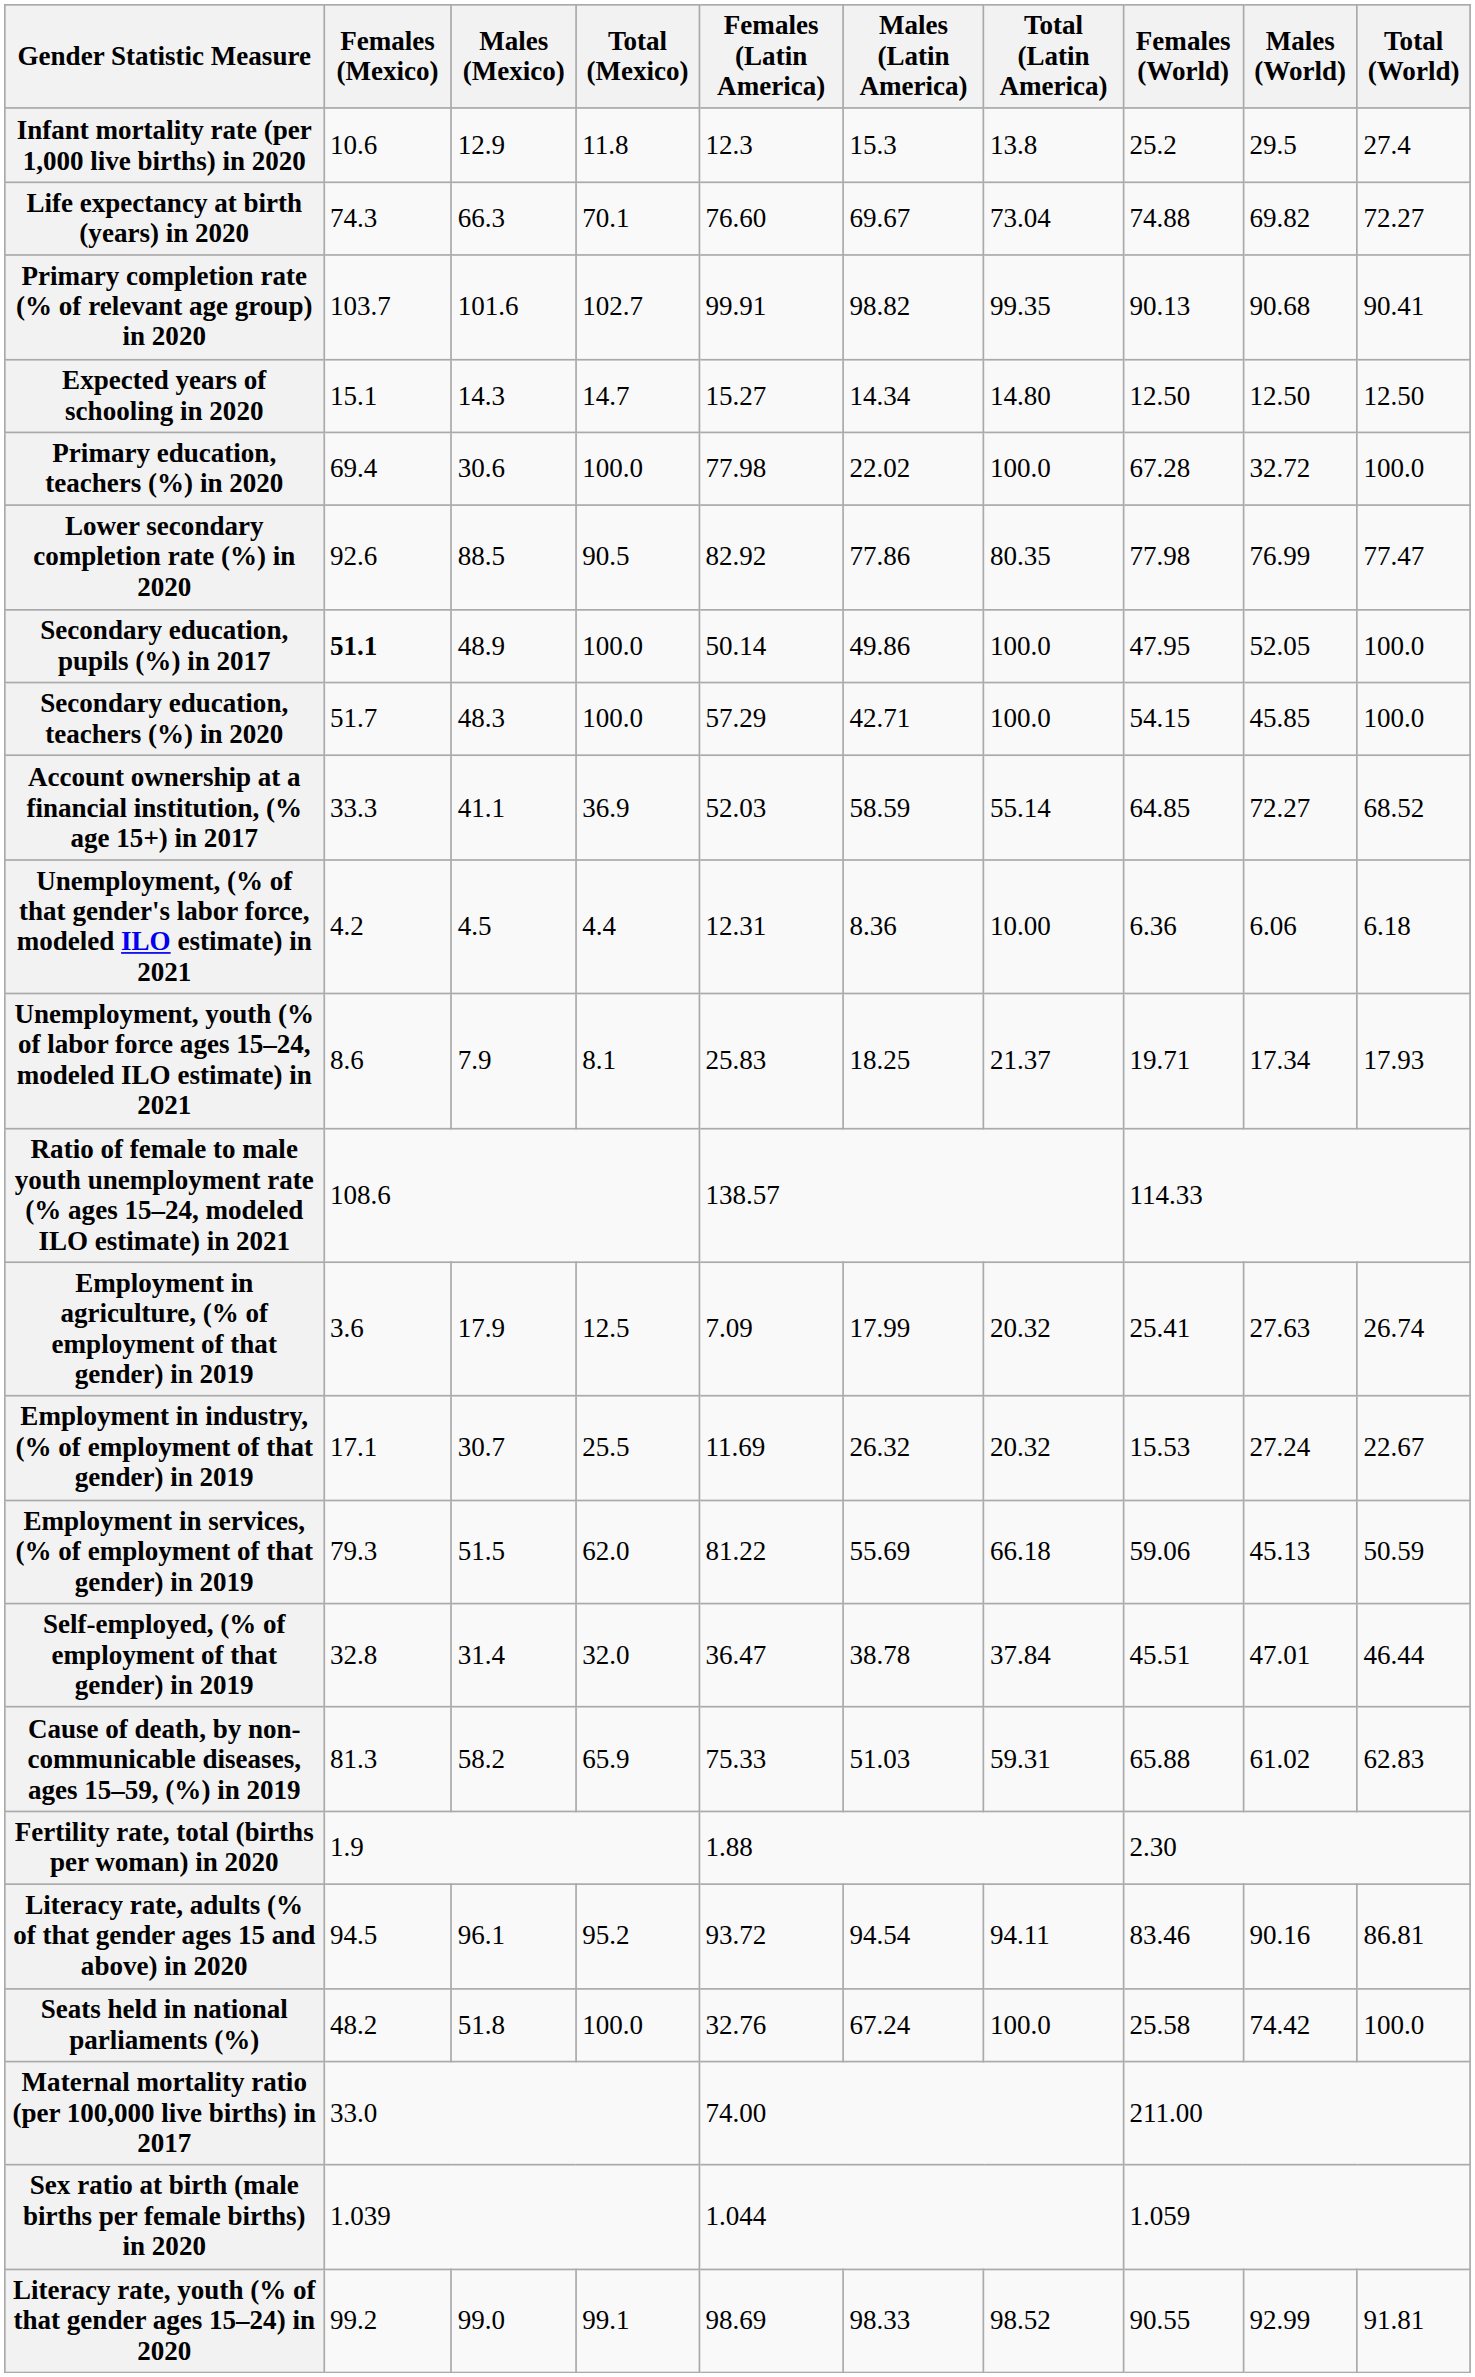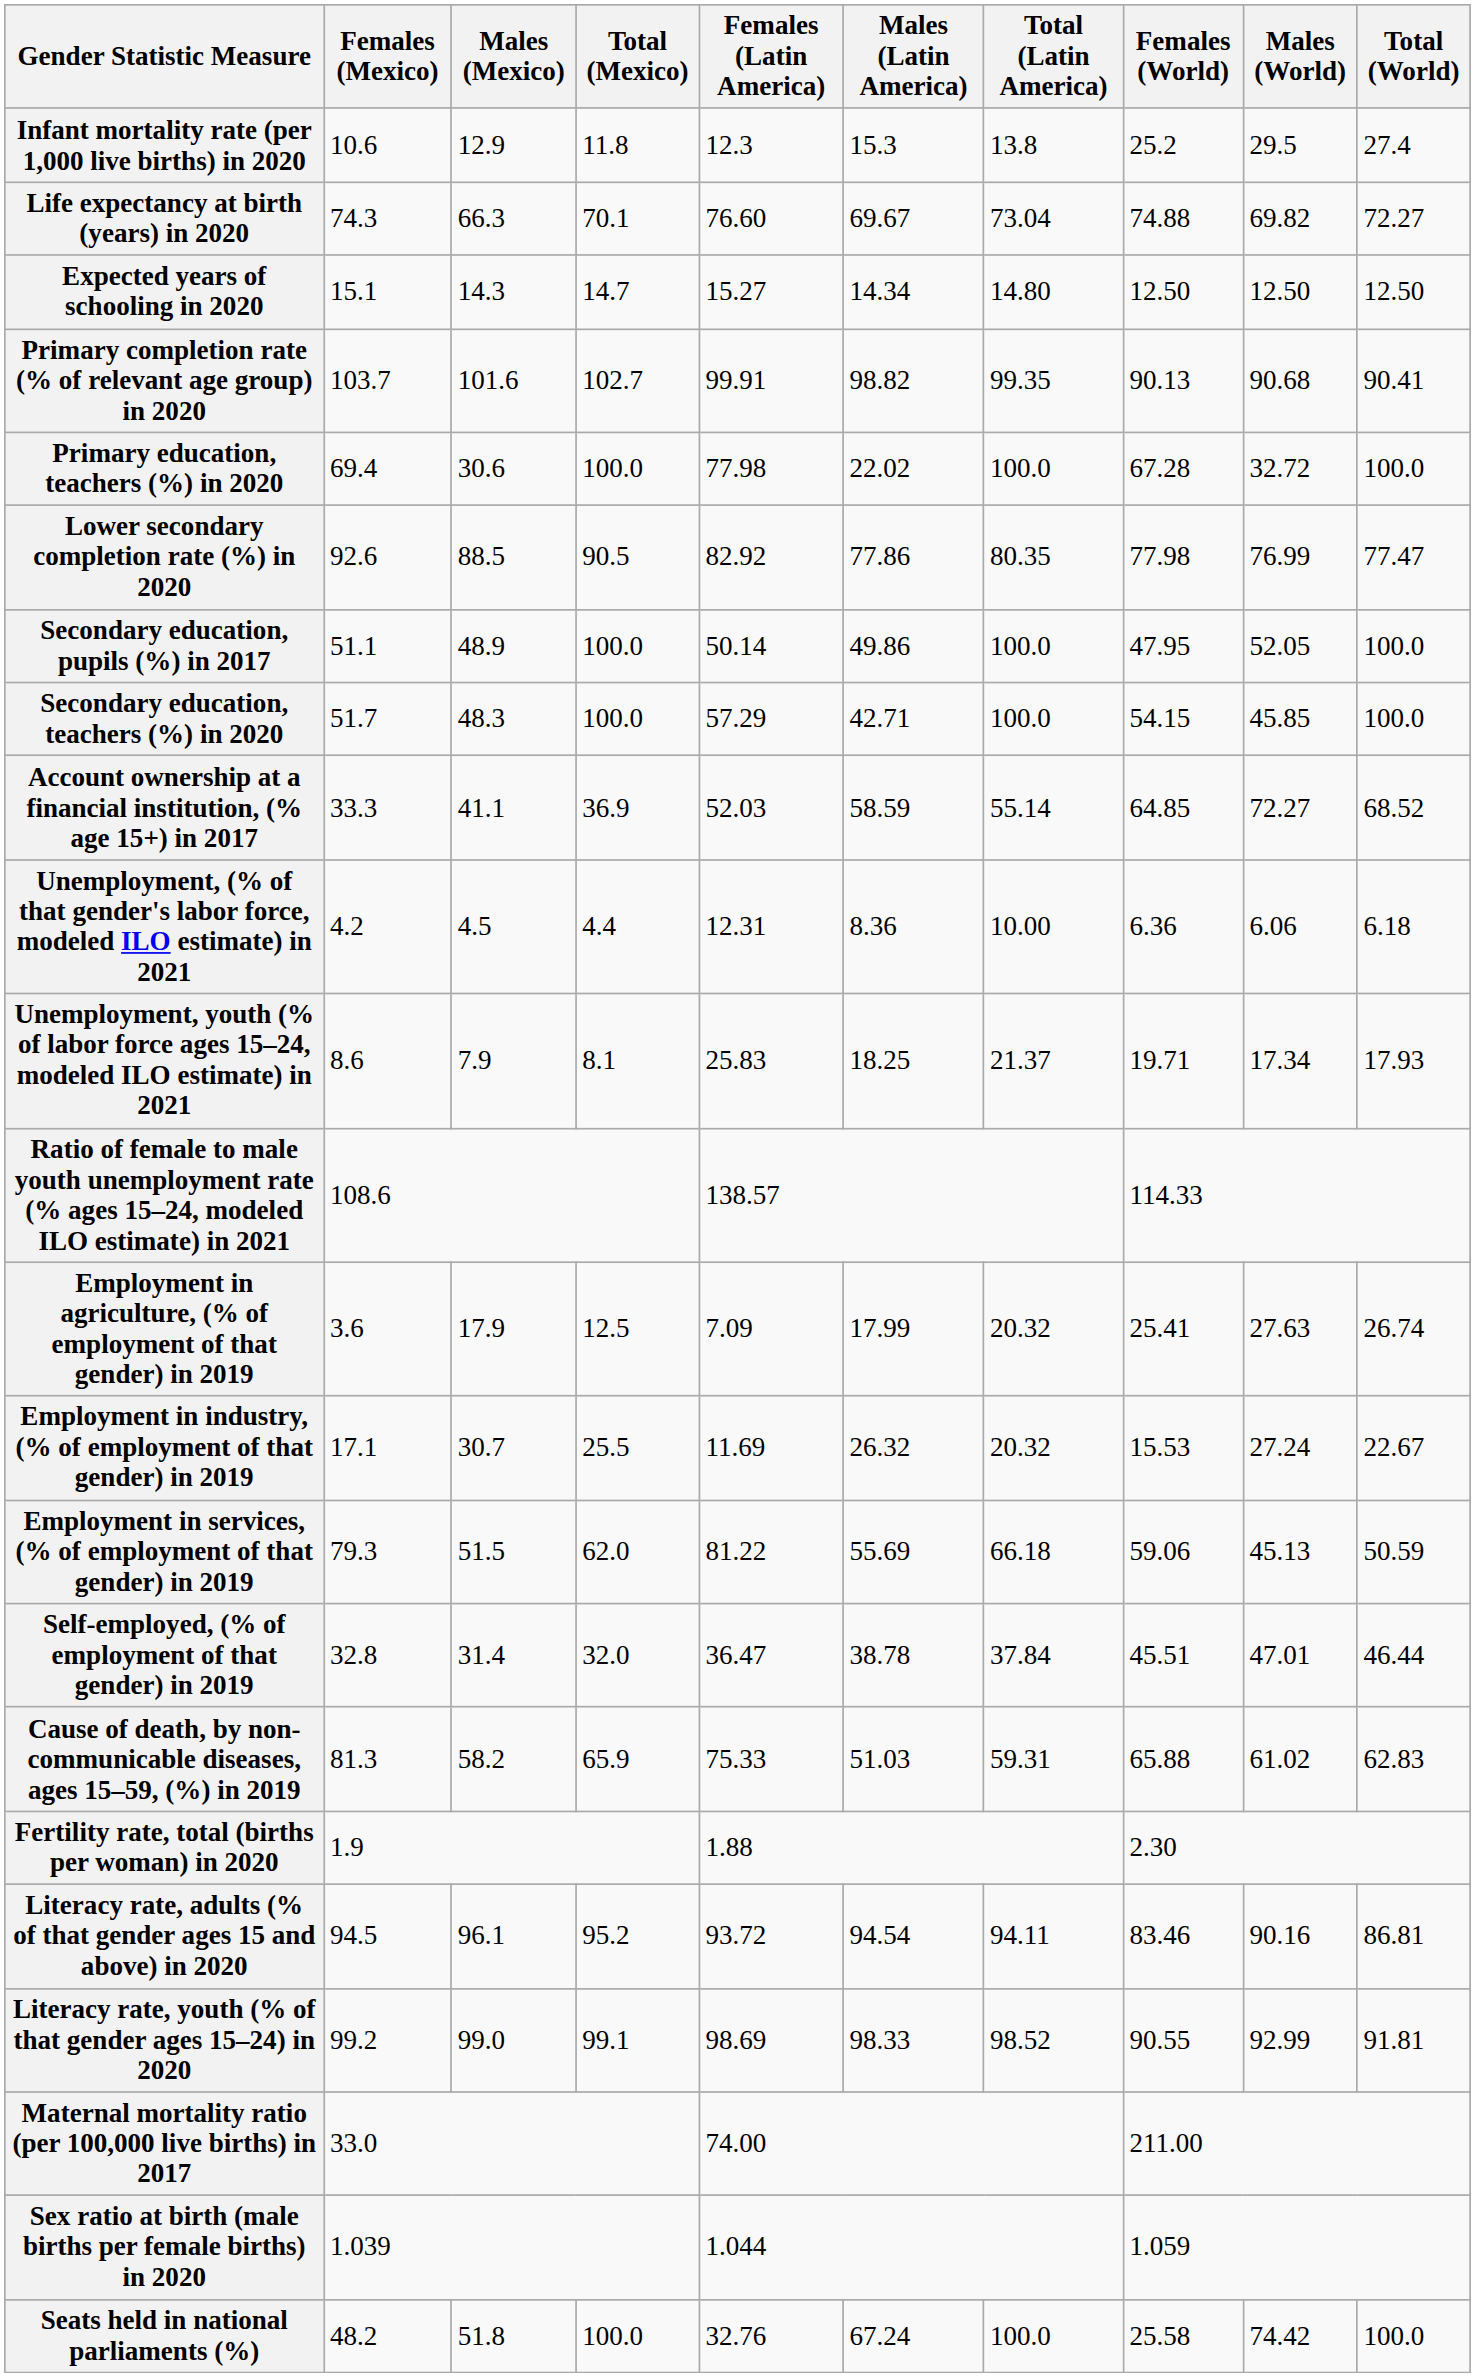rows swapped: (164, 395) <-> (164, 306)
(354, 645) bold -> (354, 645) normal
rows swapped: (164, 2320) <-> (164, 2024)
